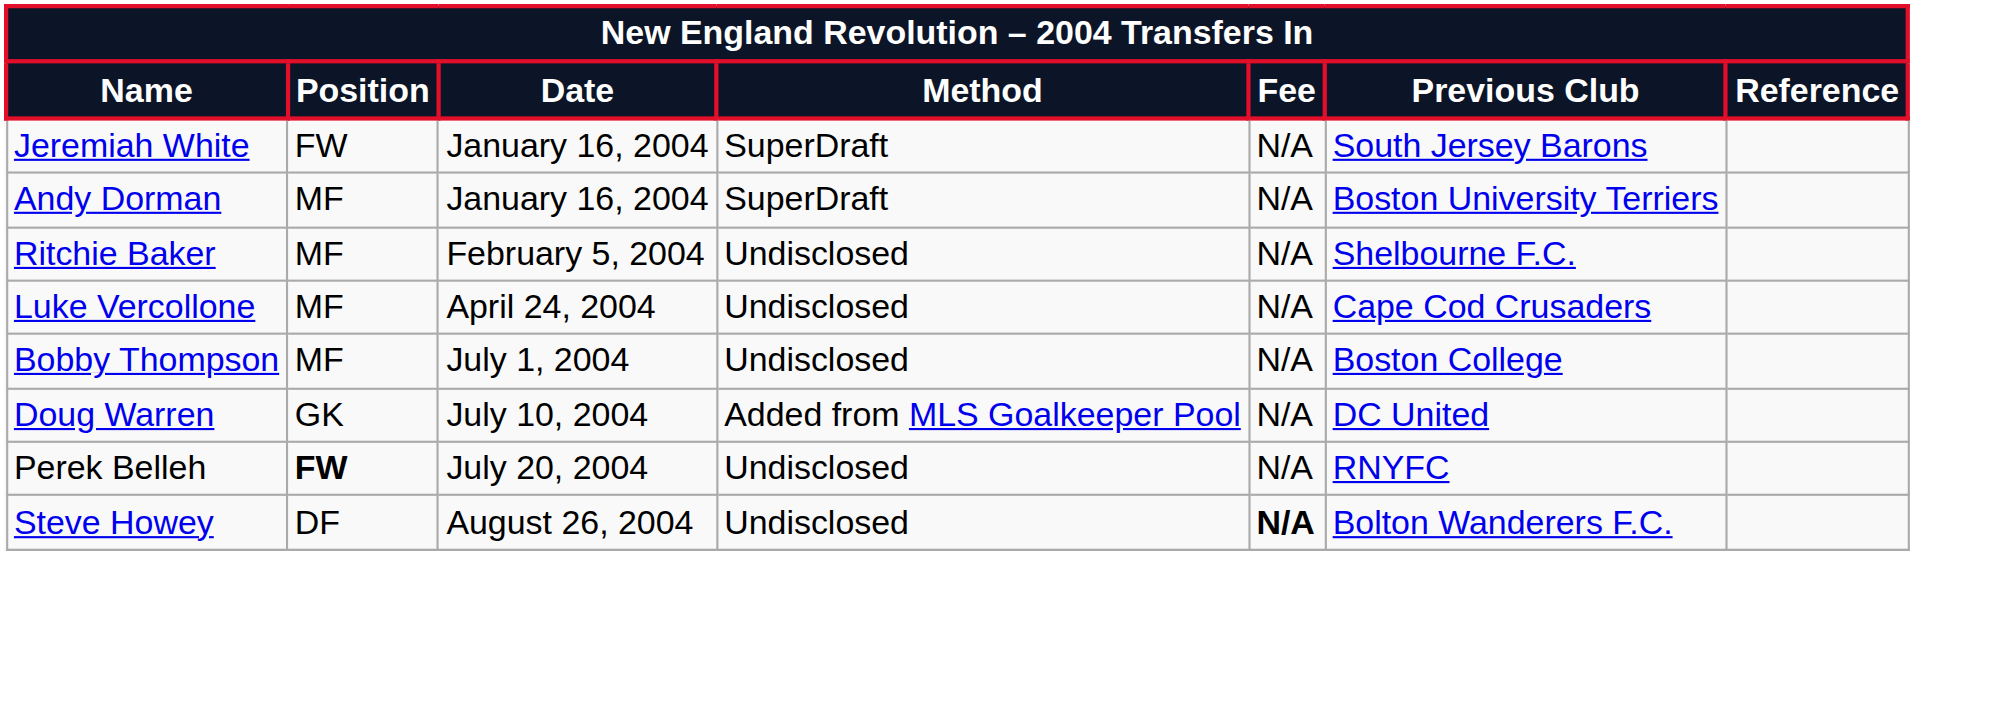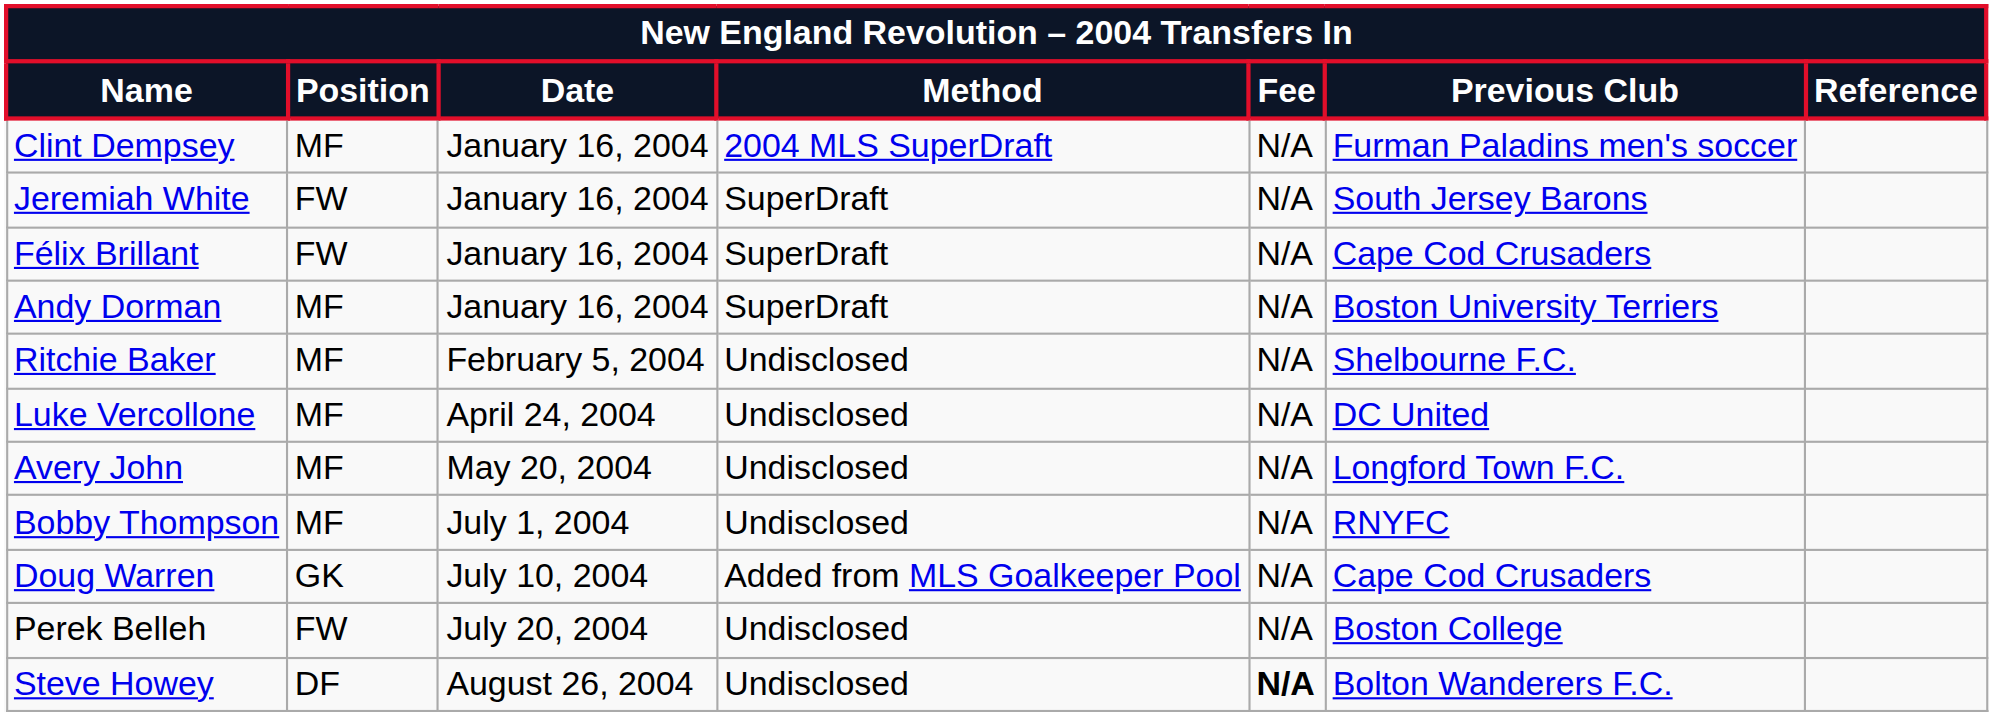+ row: (124, 145)
+ row: (106, 252)
(1492, 306) Cape Cod Crusaders -> (1411, 414) DC United
+ row: (98, 468)
(1448, 360) Boston College -> (1391, 521) RNYFC
(1411, 414) DC United -> (1492, 575) Cape Cod Crusaders
(321, 468) bold -> (321, 629) normal
(1391, 468) RNYFC -> (1448, 629) Boston College
